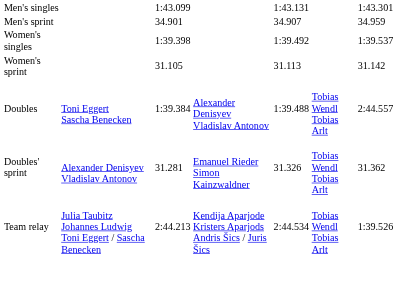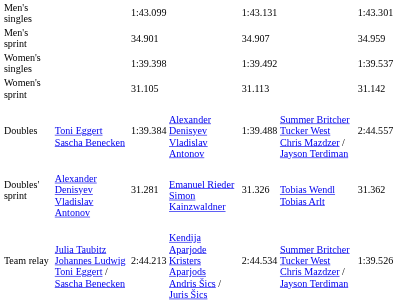(325, 114) Tobias Wendl Tobias Arlt -> (315, 136) Summer Britcher Tucker West Chris Mazdzer / Jayson Terdiman
(325, 232) Tobias Wendl Tobias Arlt -> (315, 266) Summer Britcher Tucker West Chris Mazdzer / Jayson Terdiman
